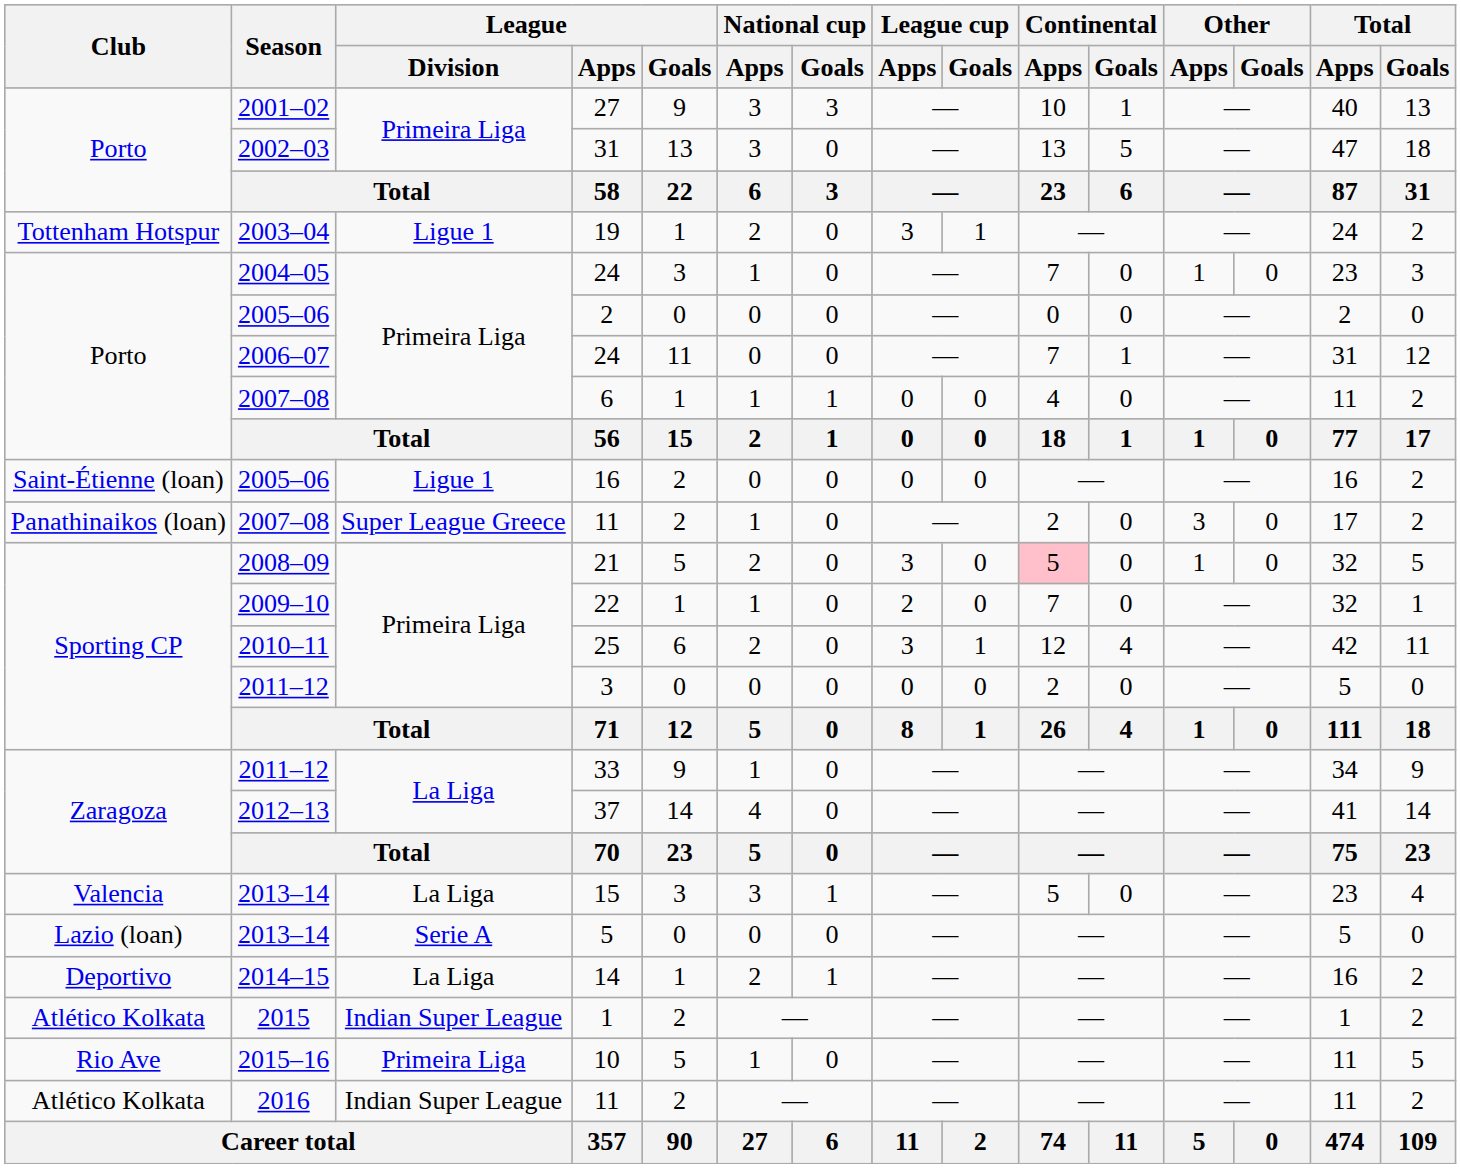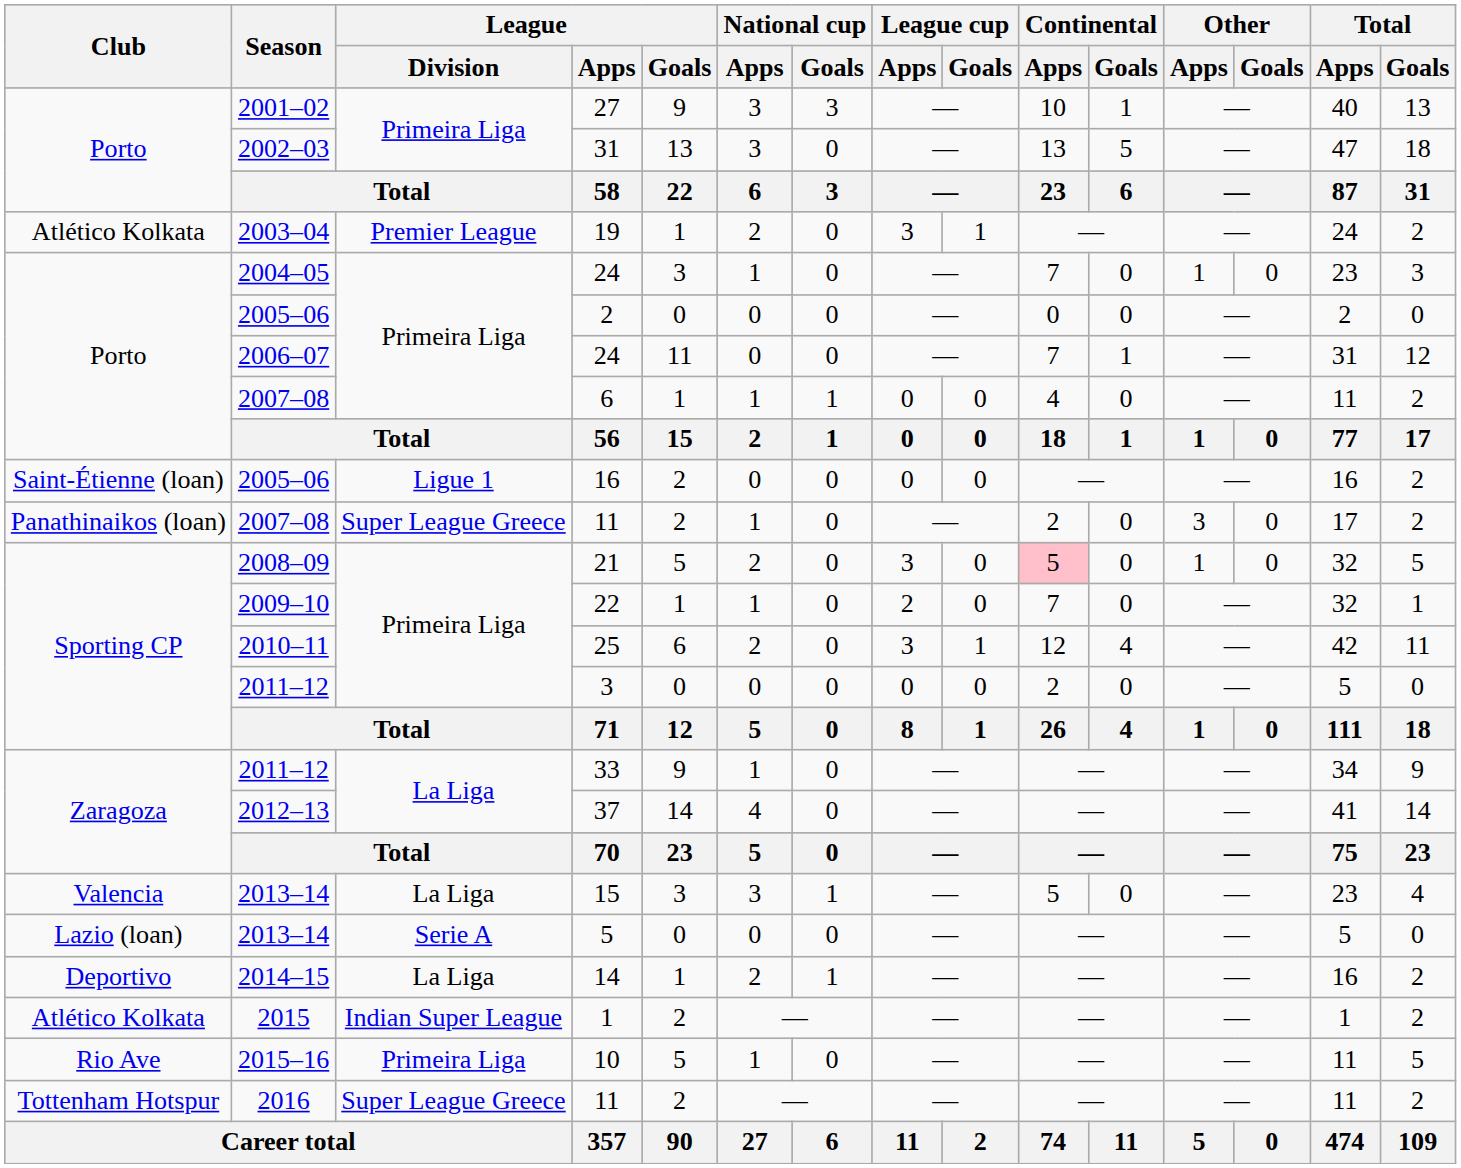(118, 231) Tottenham Hotspur -> (118, 231) Atlético Kolkata
(453, 231) Ligue 1 -> (453, 231) Premier League
(118, 1100) Atlético Kolkata -> (118, 1100) Tottenham Hotspur
(453, 1100) Indian Super League -> (453, 1100) Super League Greece
